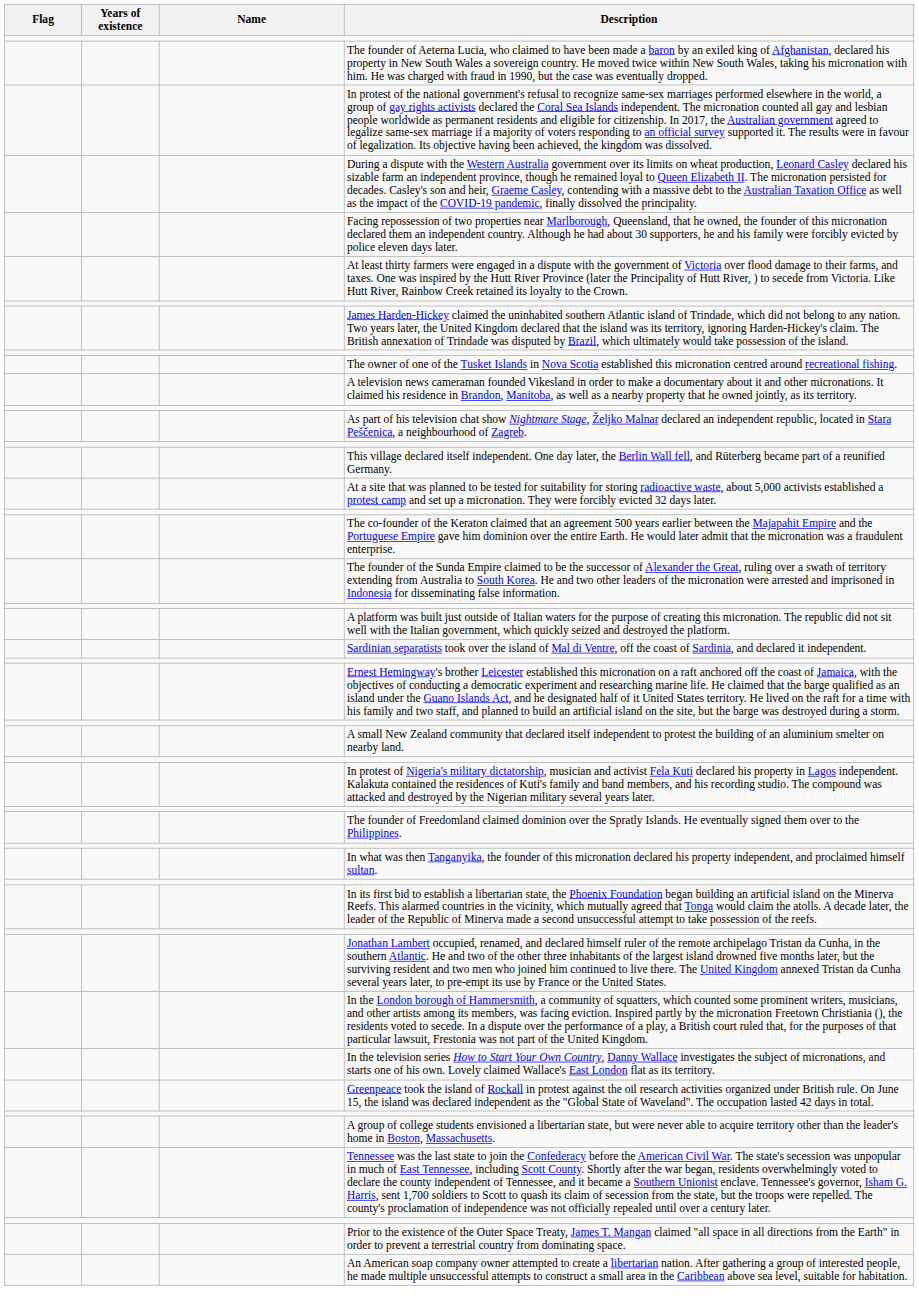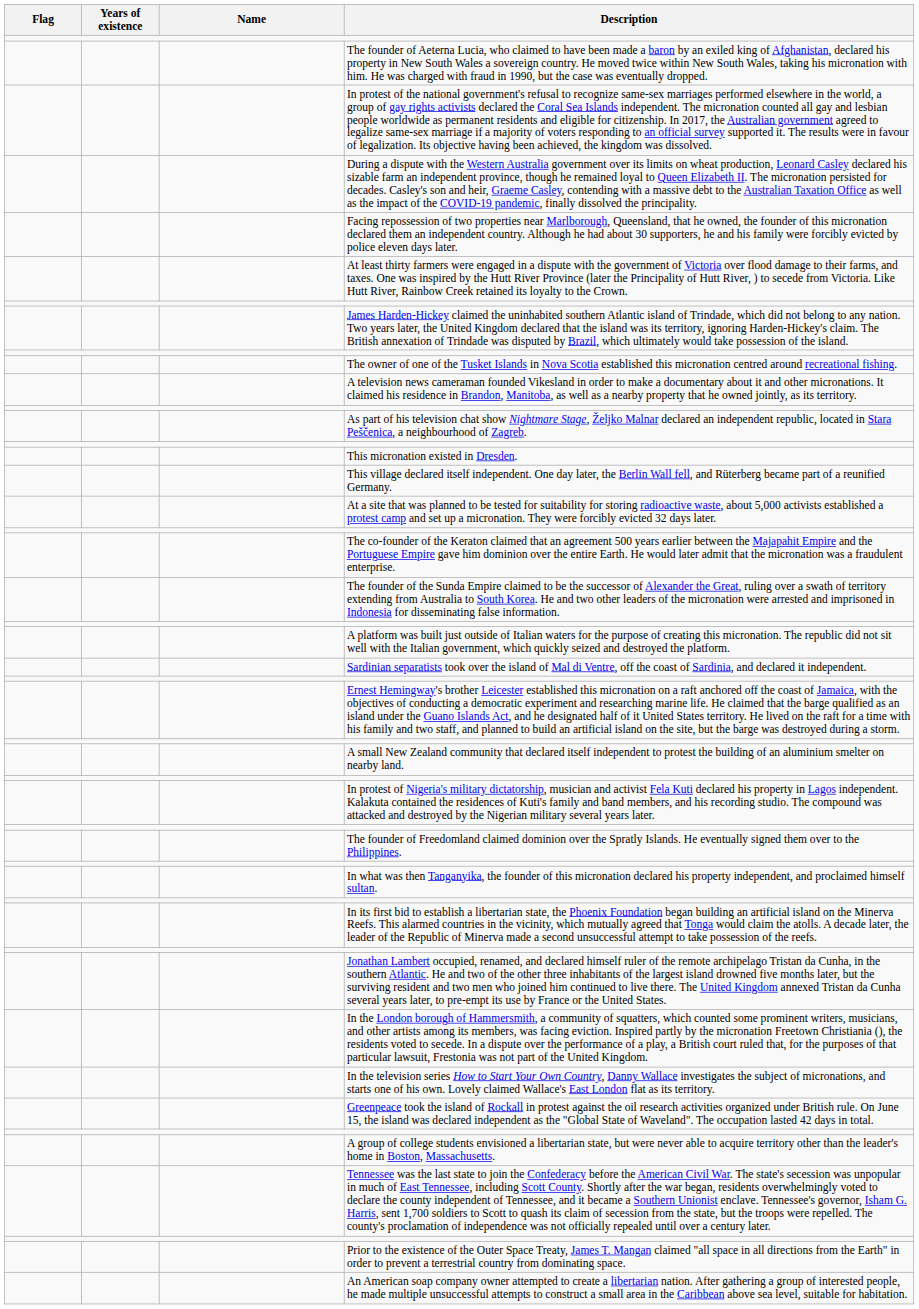+ row: (43, 456)
